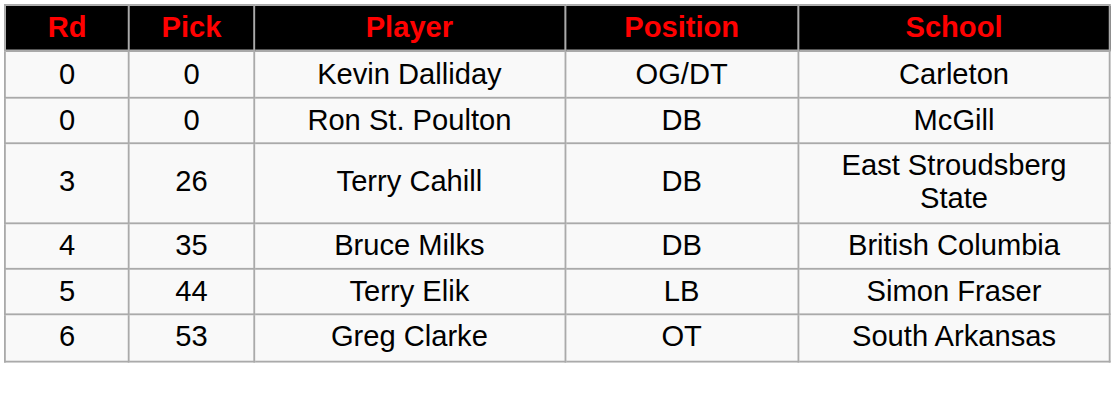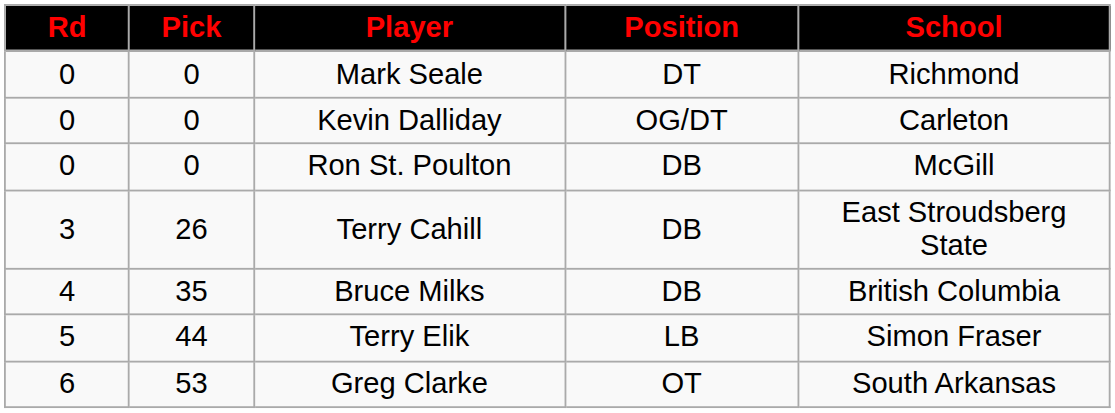+ row: (409, 73)
